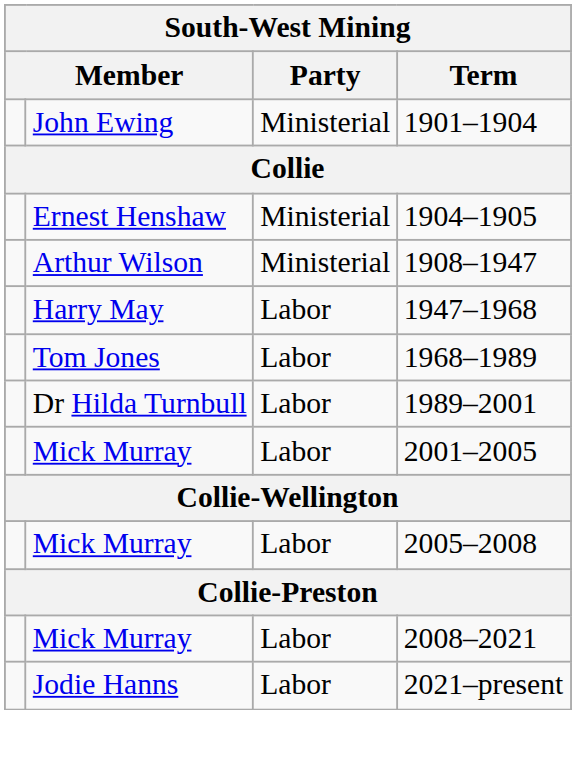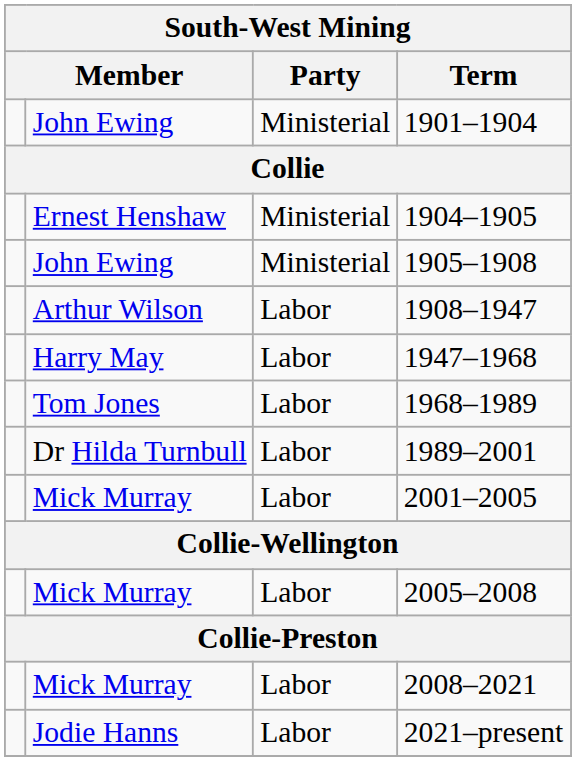+ row: (470, 262)
(325, 262) Ministerial -> (296, 309) Labor
